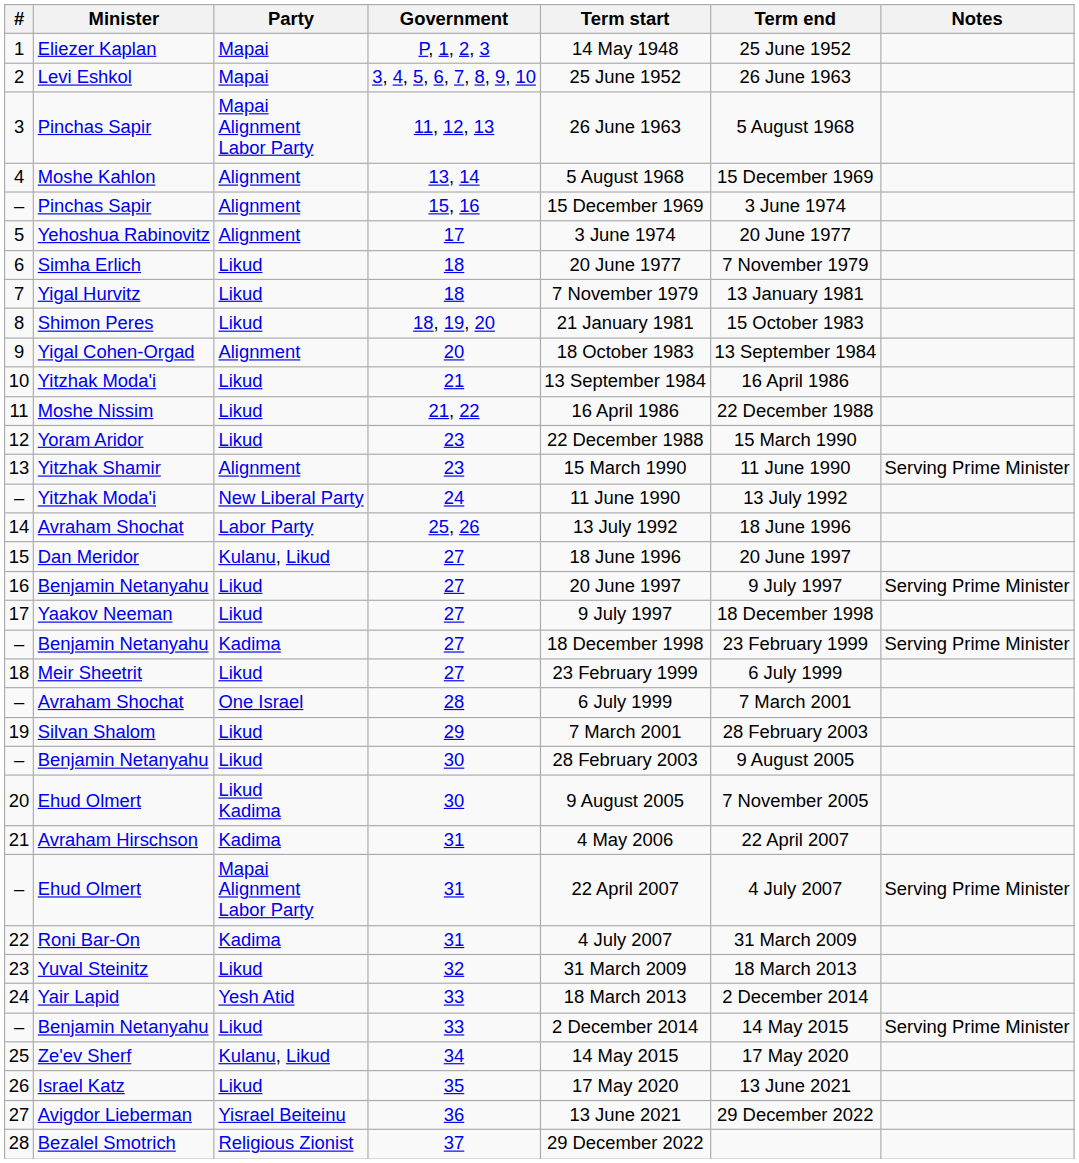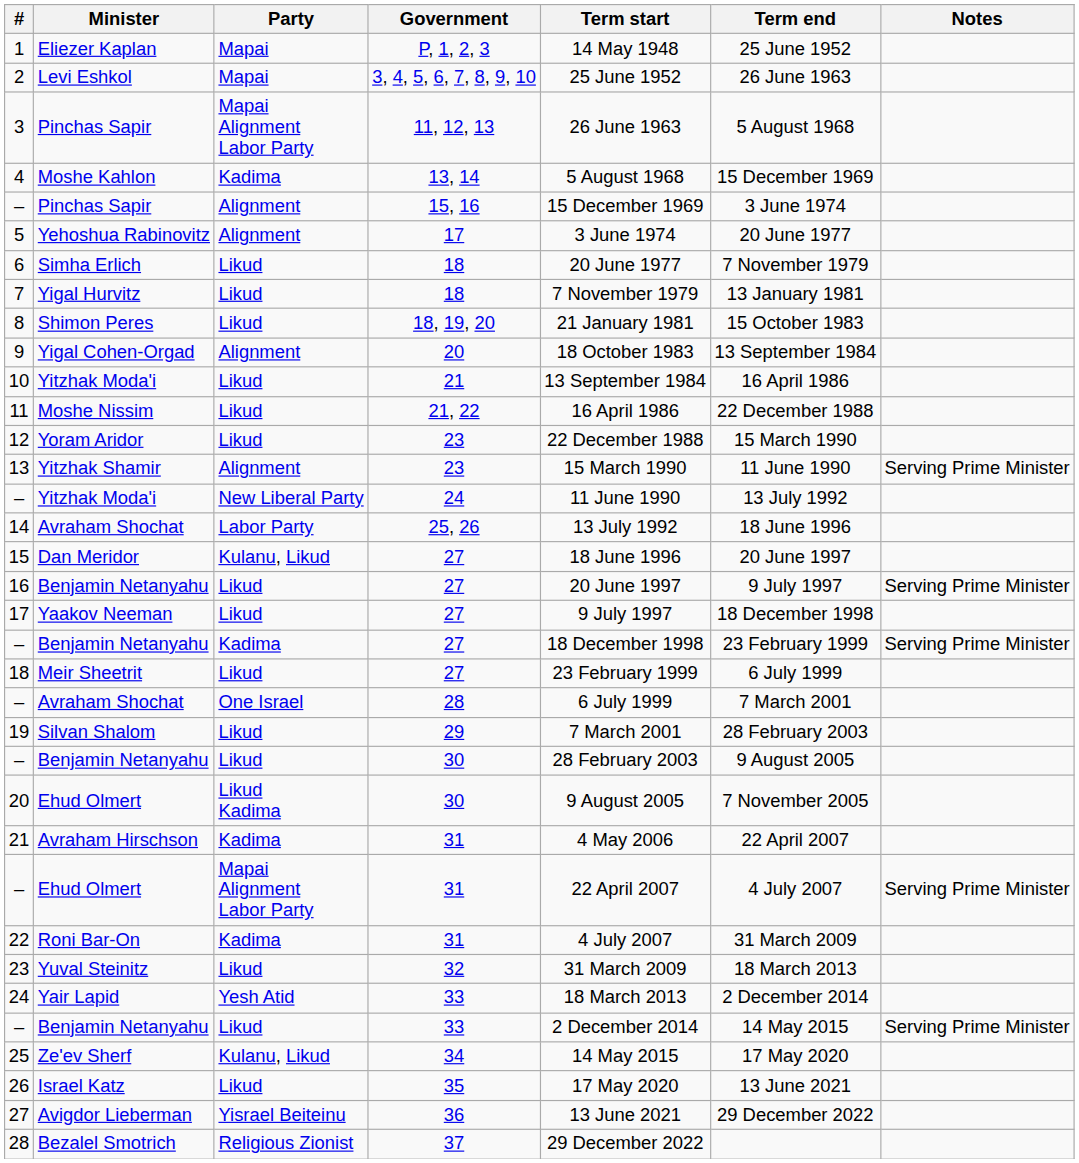(259, 177) Alignment -> (250, 177) Kadima
